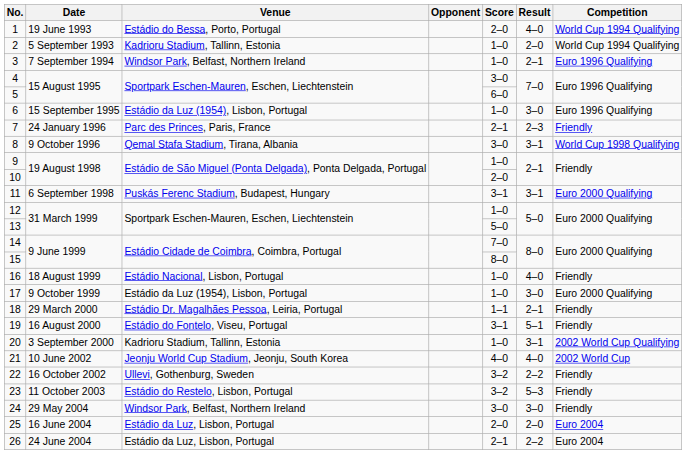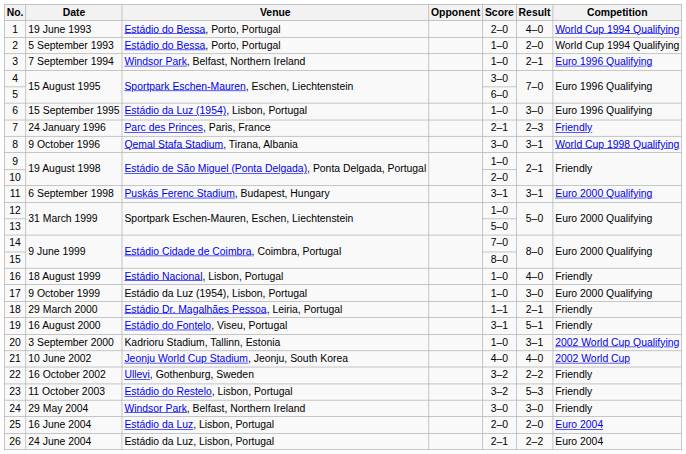(202, 45) Kadrioru Stadium, Tallinn, Estonia -> (202, 45) Estádio do Bessa, Porto, Portugal
